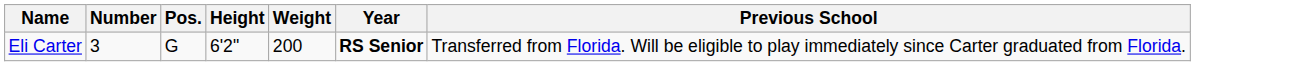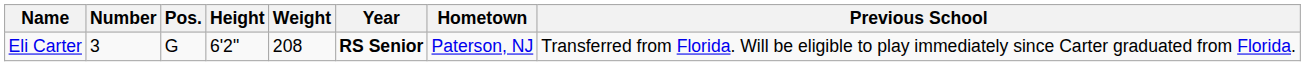+ column: (482, 18)
(288, 46) 200 -> (288, 46) 208
